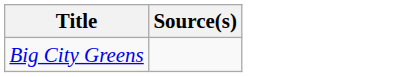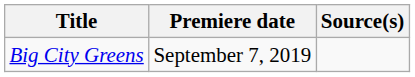+ column: (232, 21)
